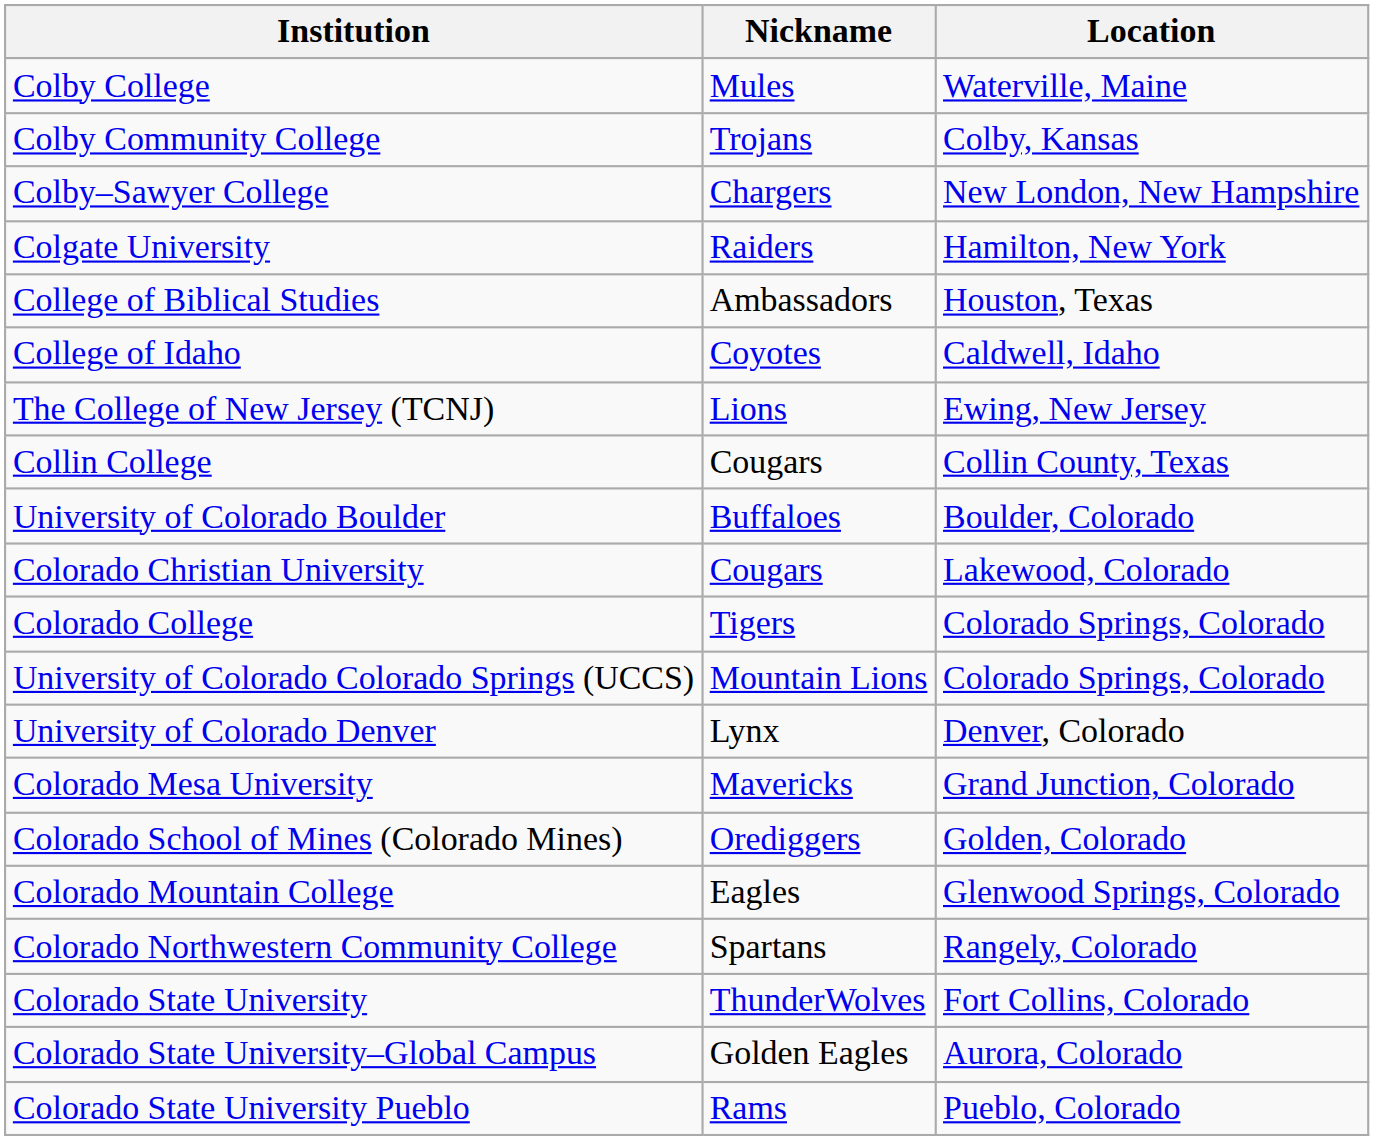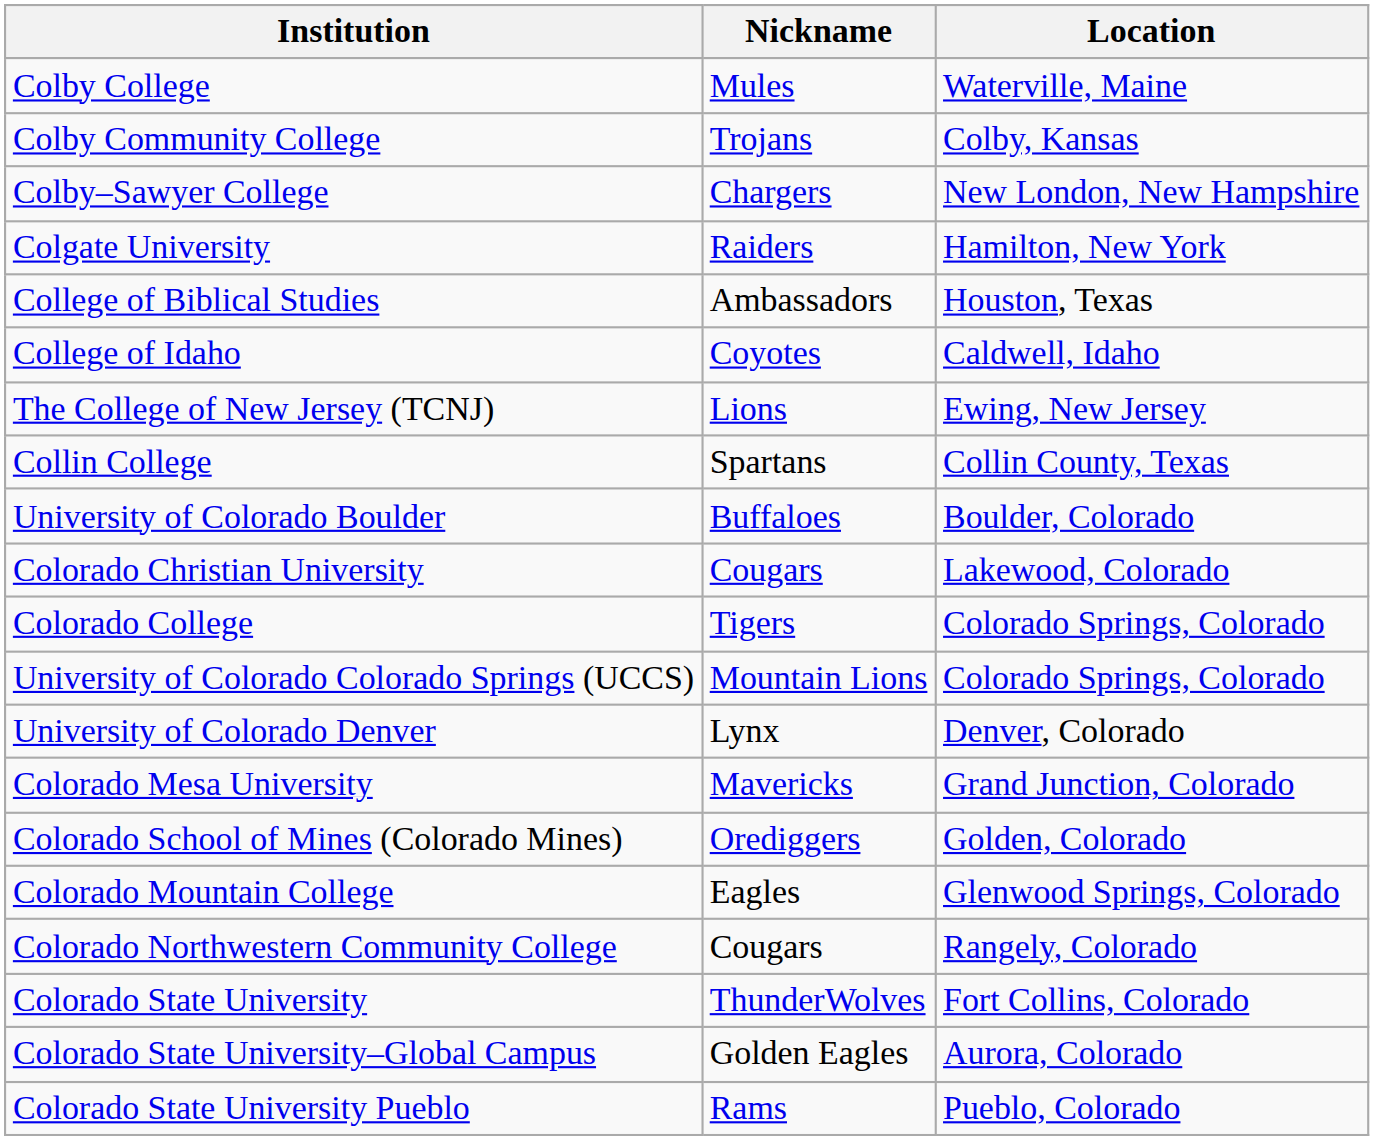(766, 461) Cougars -> (768, 461) Spartans
(768, 945) Spartans -> (766, 945) Cougars
